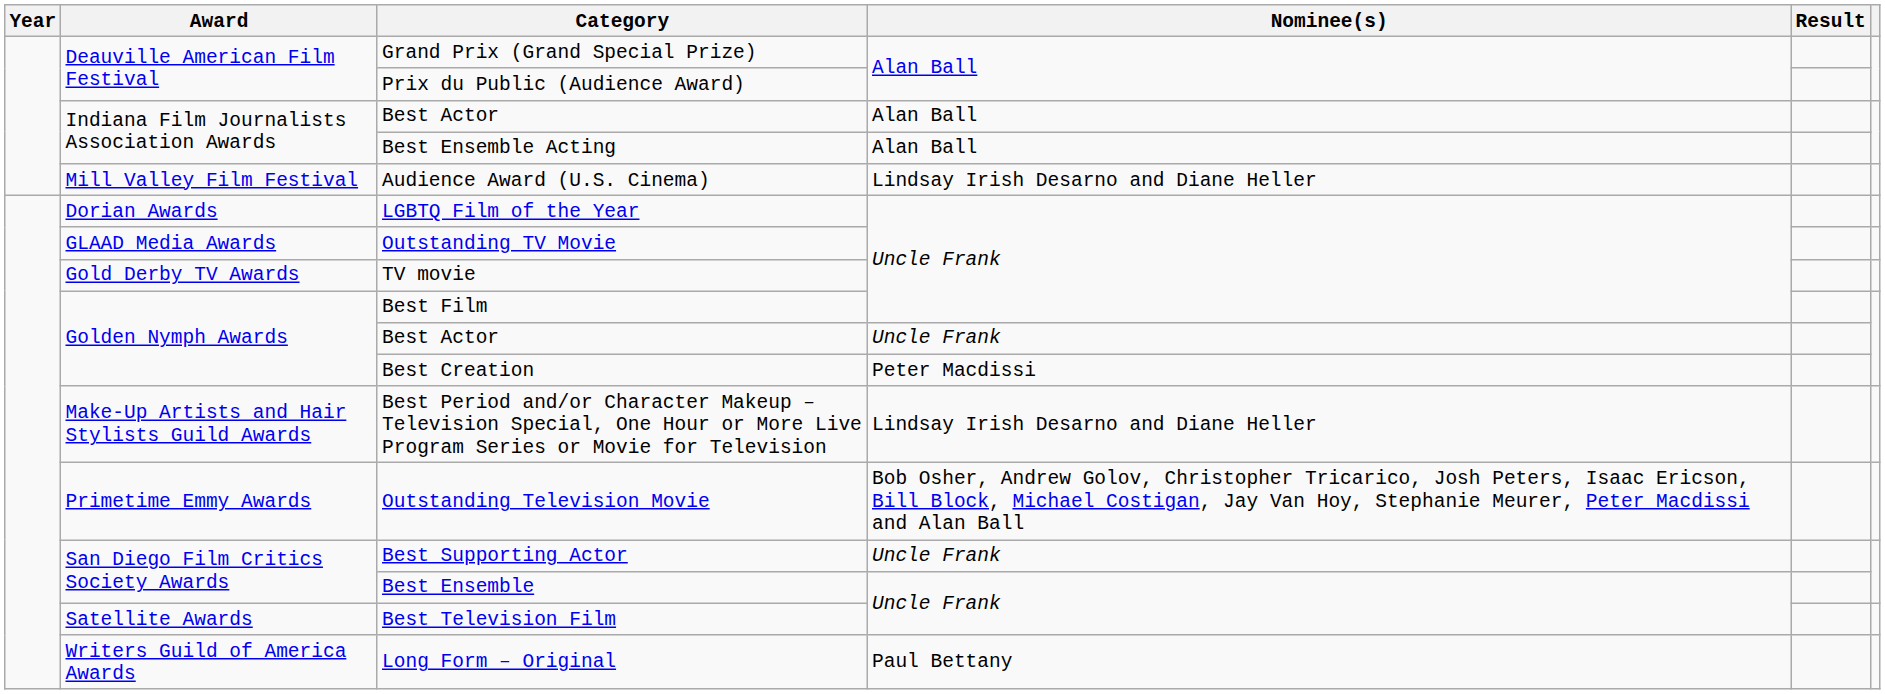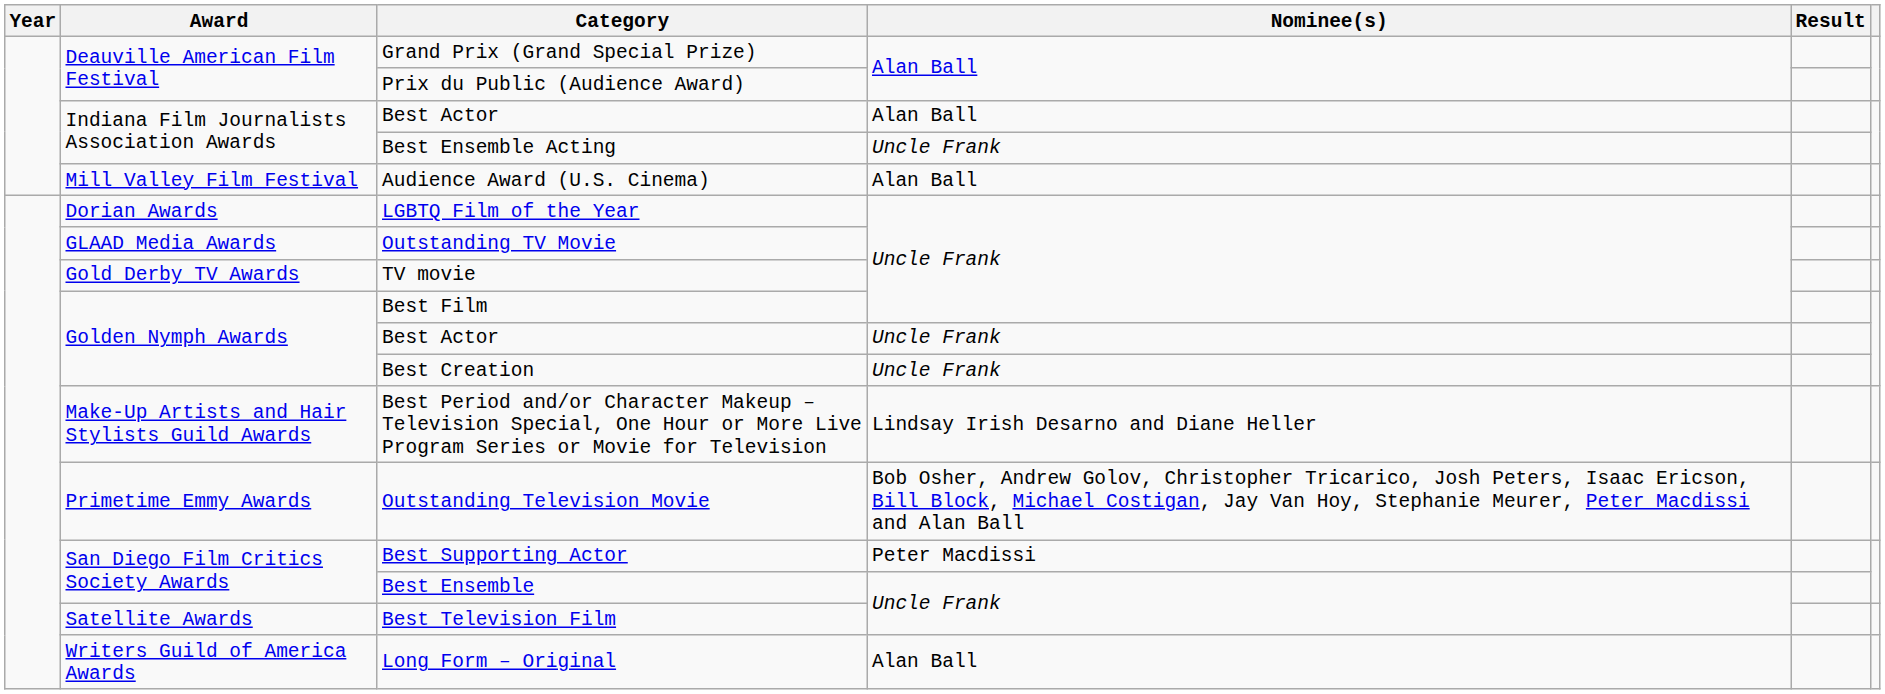(925, 148) Alan Ball -> (936, 148) Uncle Frank
(1094, 180) Lindsay Irish Desarno and Diane Heller -> (925, 180) Alan Ball
(954, 370) Peter Macdissi -> (936, 370) Uncle Frank
(936, 556) Uncle Frank -> (954, 556) Peter Macdissi
(942, 662) Paul Bettany -> (925, 662) Alan Ball
